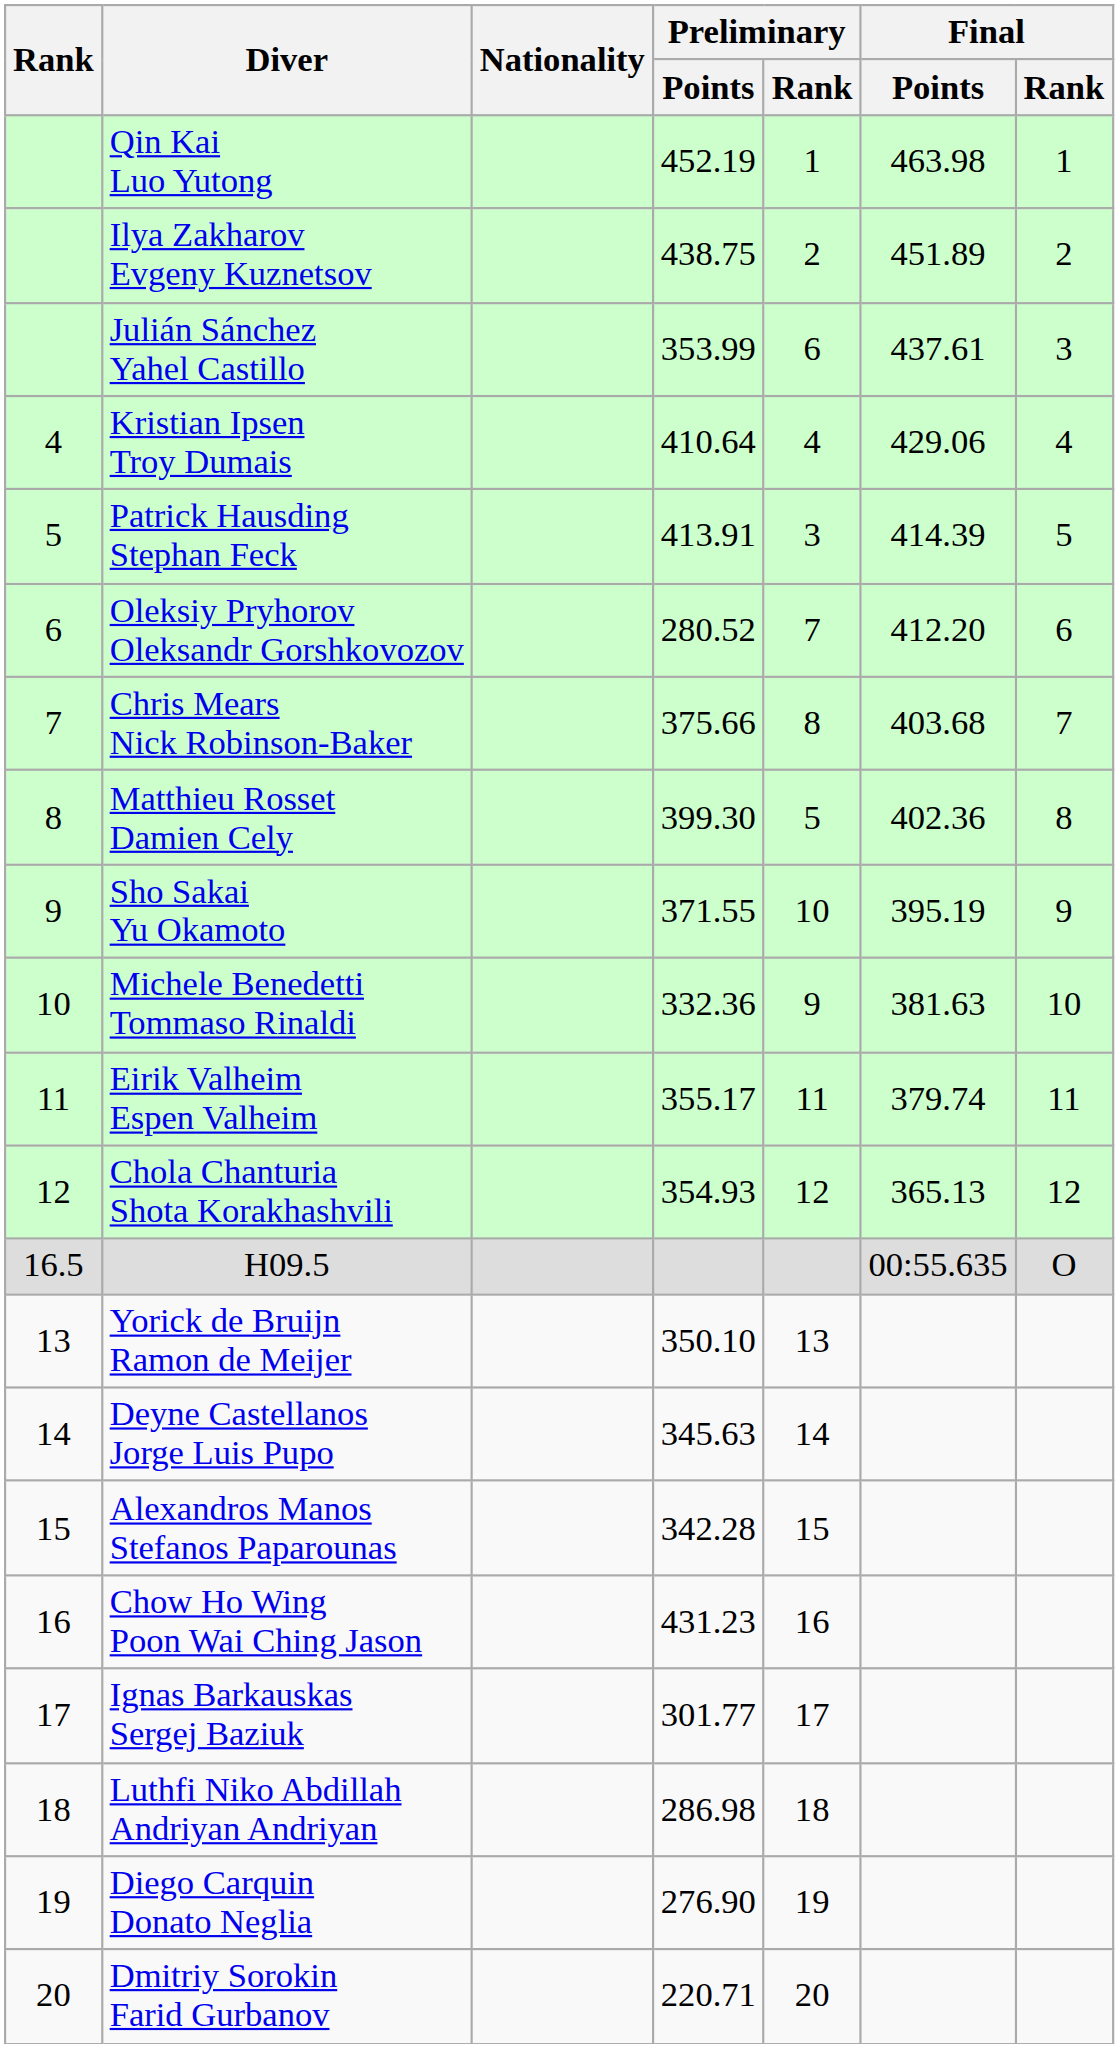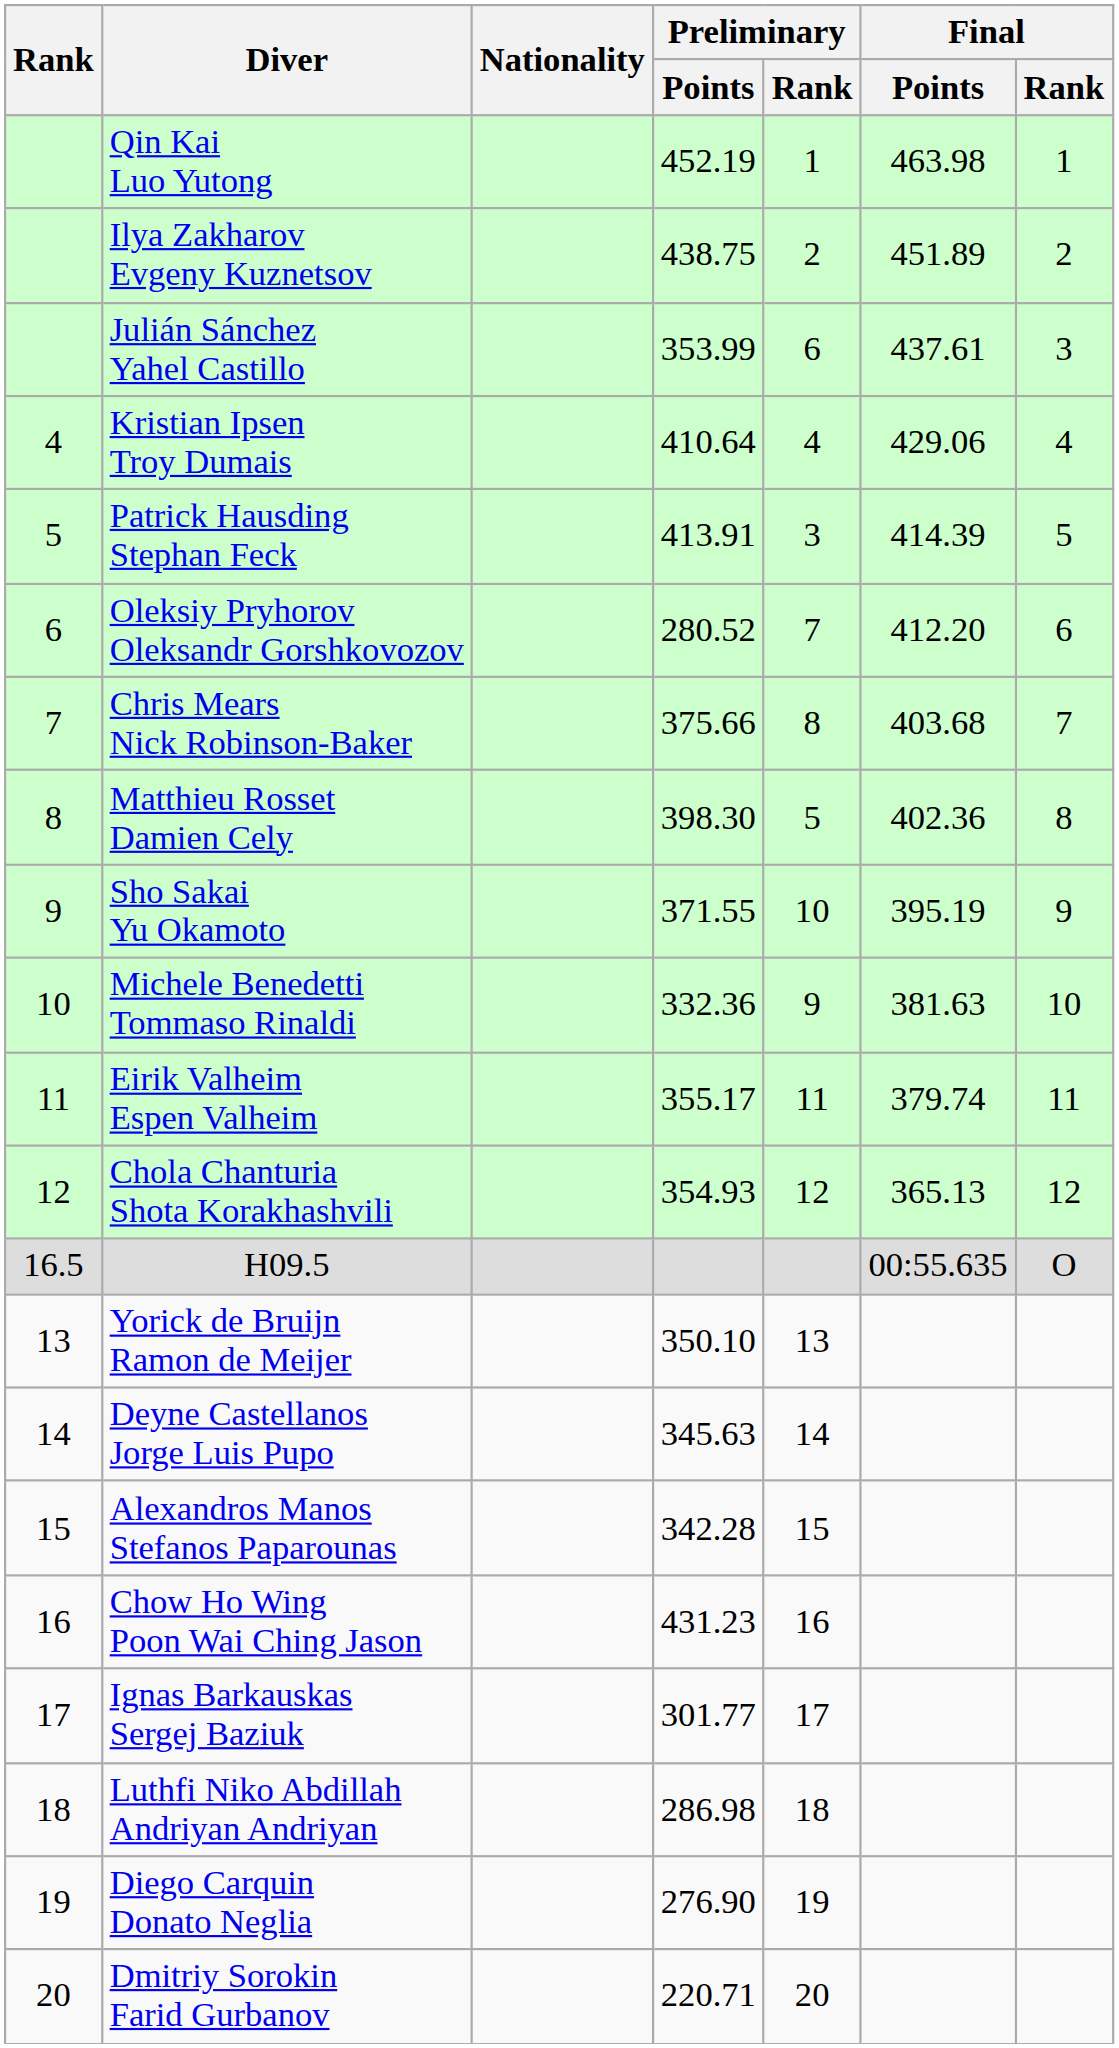(708, 816) 399.30 -> (708, 816) 398.30
